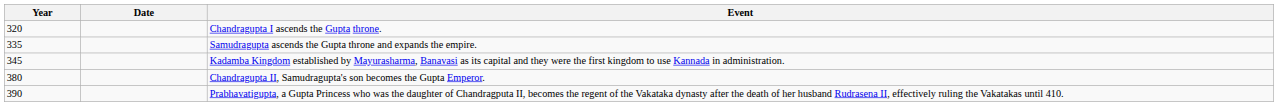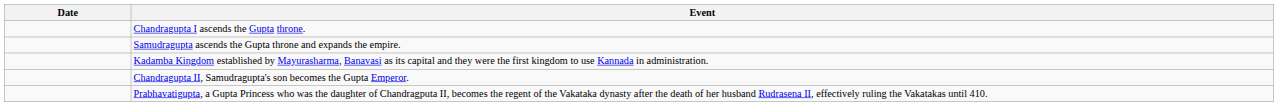- column: (42, 12)
